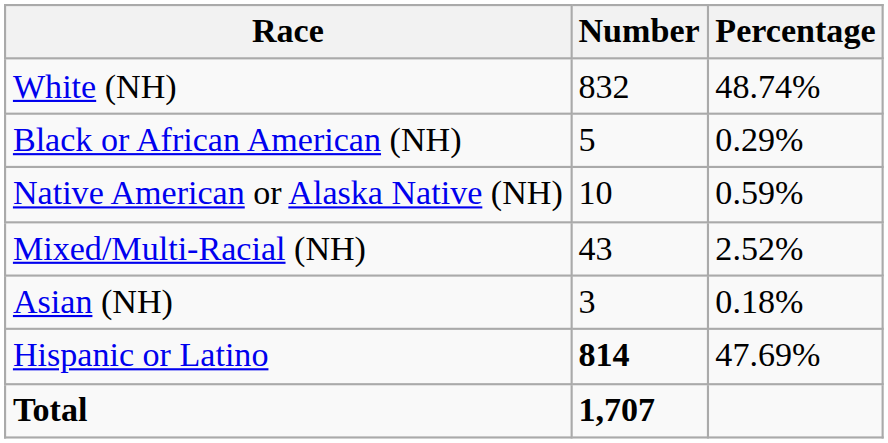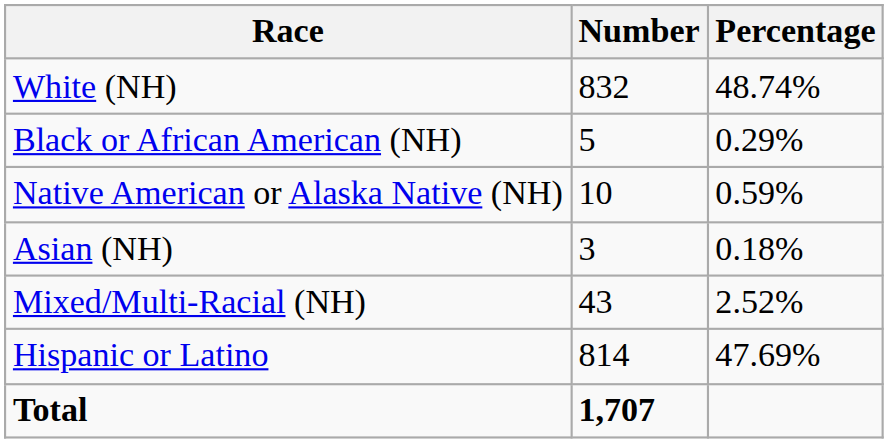rows swapped: (93, 301) <-> (189, 247)
(604, 355) bold -> (604, 355) normal
